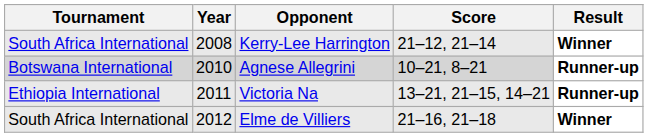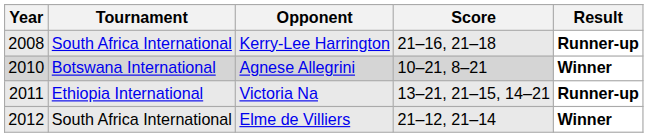columns swapped: (214, 18) <-> (98, 18)
(447, 43) 21–12, 21–14 -> (447, 43) 21–16, 21–18
(585, 43) Winner -> (598, 43) Runner-up
(598, 69) Runner-up -> (585, 69) Winner
(447, 120) 21–16, 21–18 -> (447, 120) 21–12, 21–14
